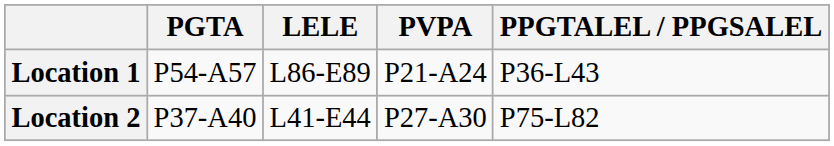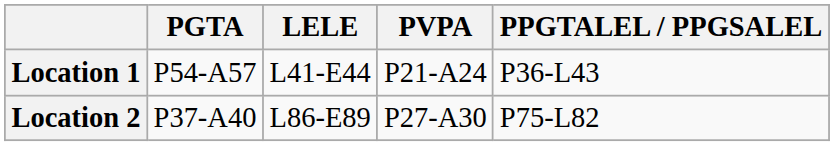(320, 72) L86-E89 -> (320, 72) L41-E44
(320, 117) L41-E44 -> (320, 117) L86-E89
